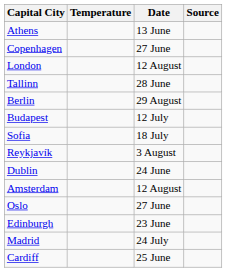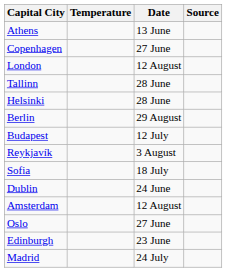+ row: (26, 100)
rows swapped: (30, 153) <-> (19, 135)
- row: (23, 258)
